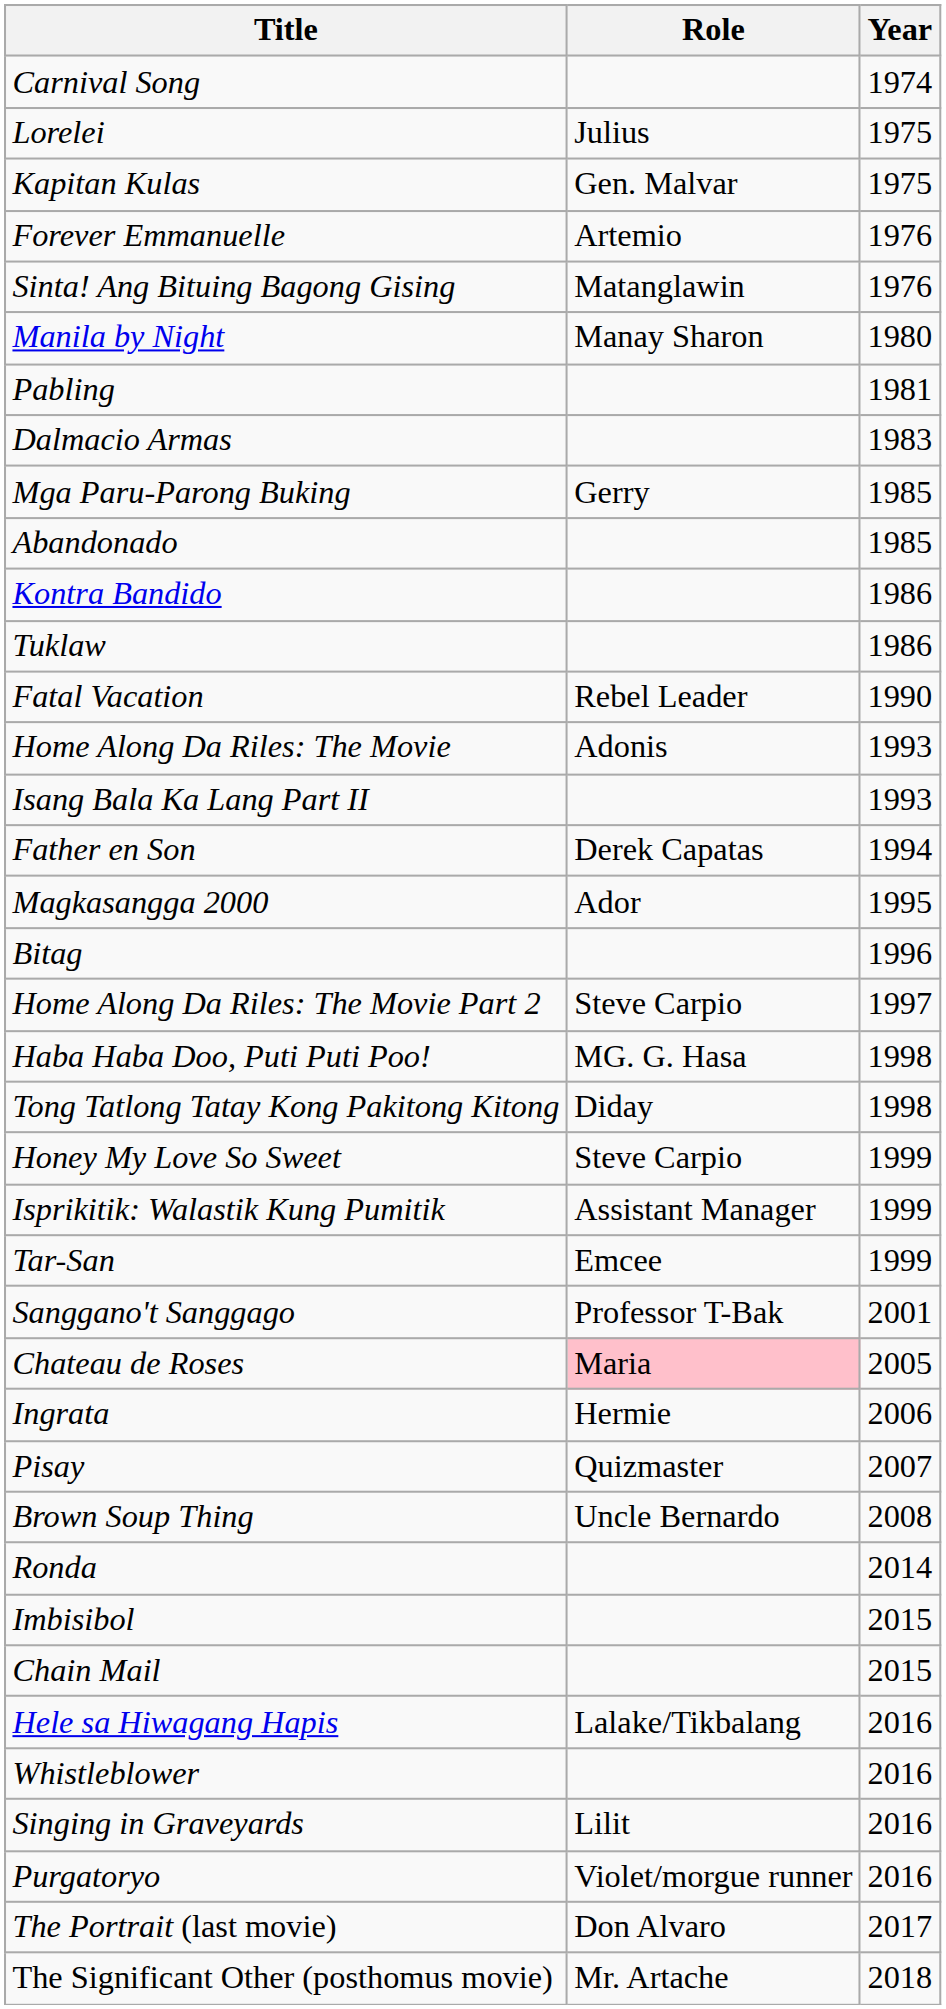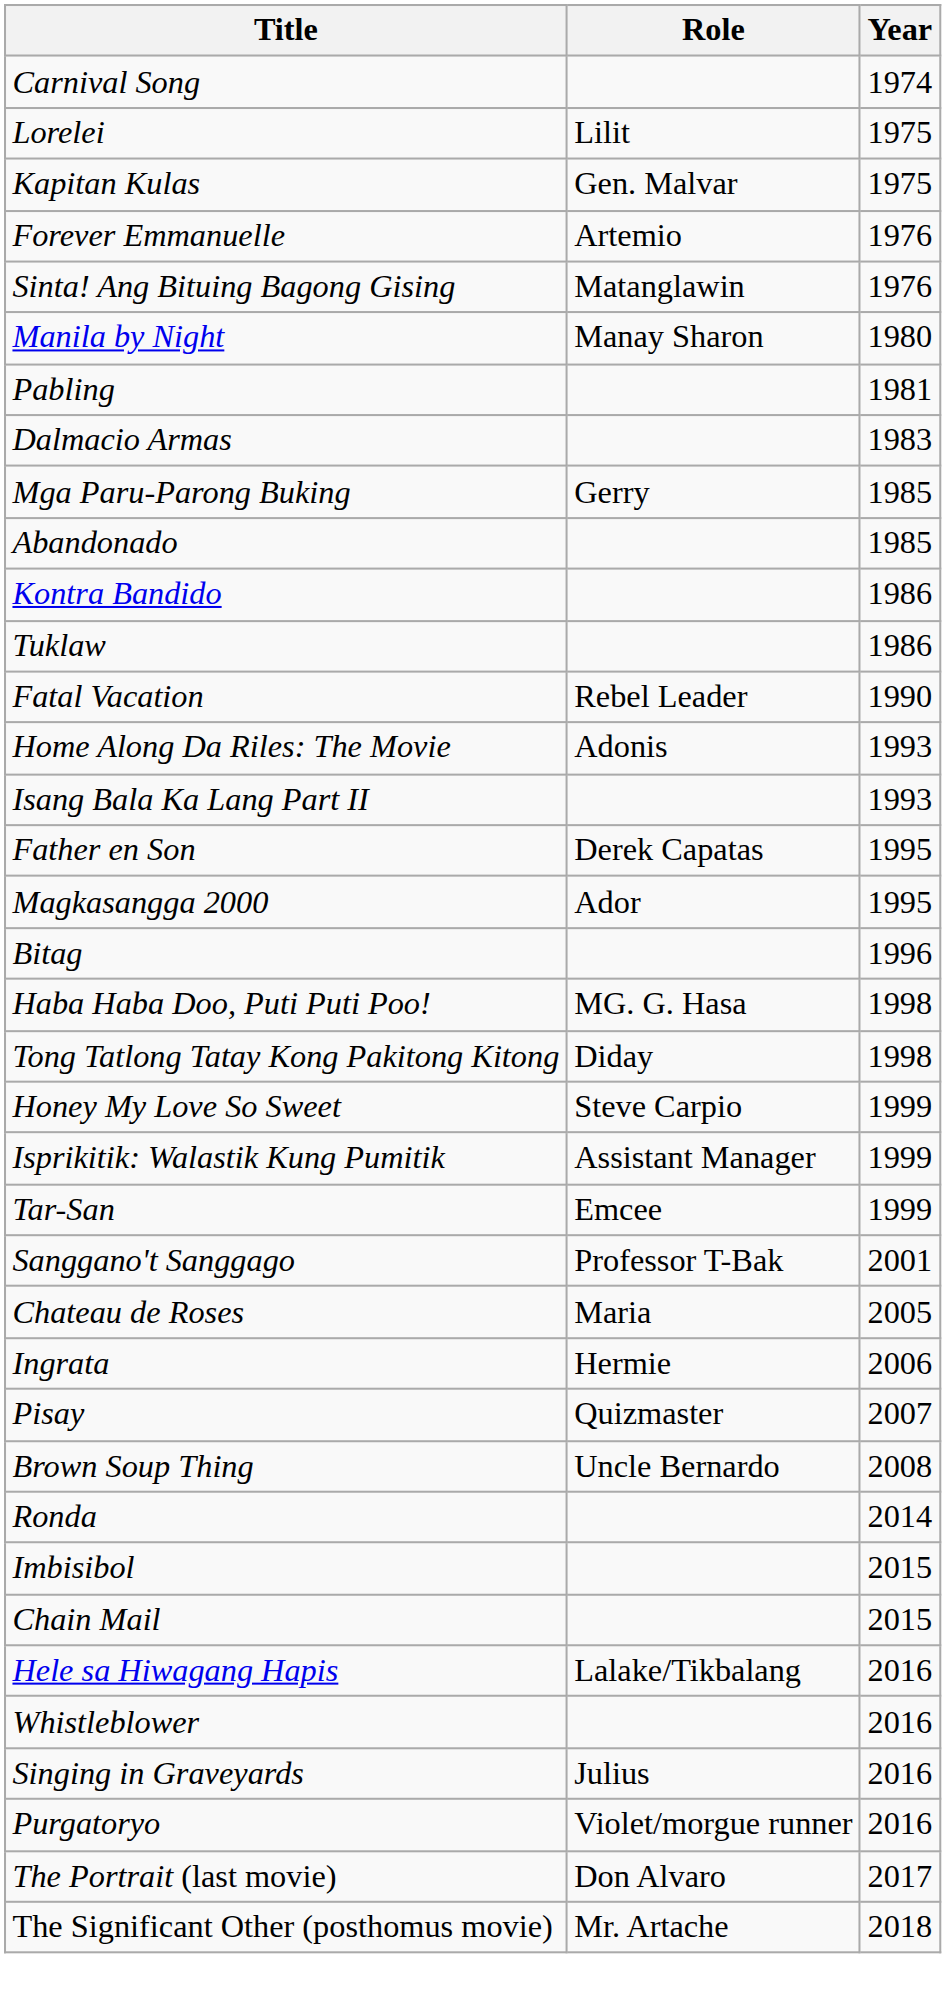(612, 132) Julius -> (602, 132) Lilit
(900, 850) 1994 -> (900, 850) 1995
- row: (277, 1004)
(613, 1362) pink background -> (613, 1311) no background
(602, 1824) Lilit -> (612, 1772) Julius
